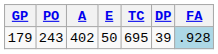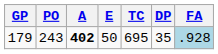(82, 38) normal -> (82, 38) bold
(163, 38) 39 -> (163, 38) 35
